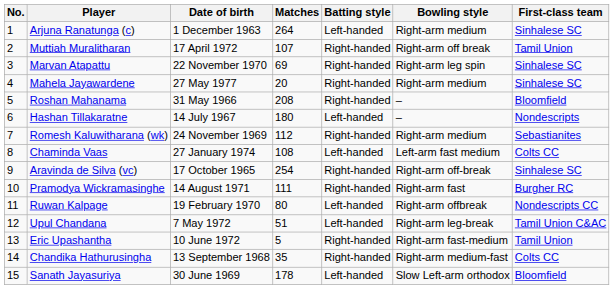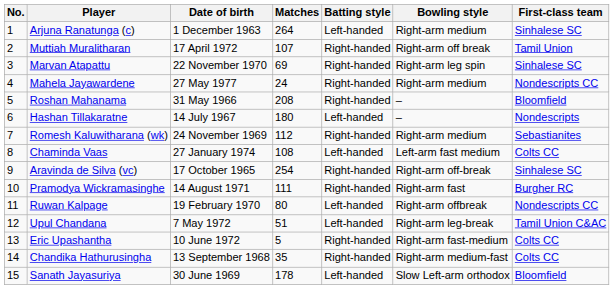(281, 83) 20 -> (281, 83) 24
(548, 83) Sinhalese SC -> (557, 83) Nondescripts CC
(544, 240) Tamil Union -> (537, 240) Colts CC
